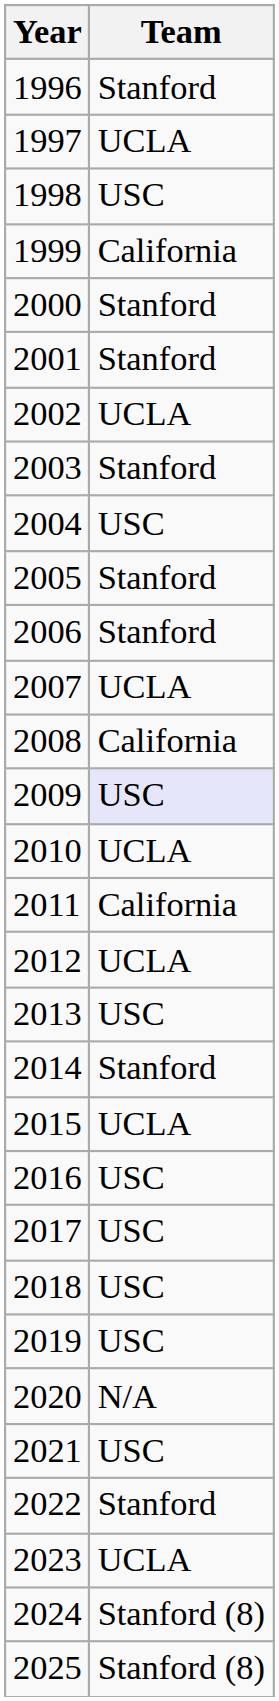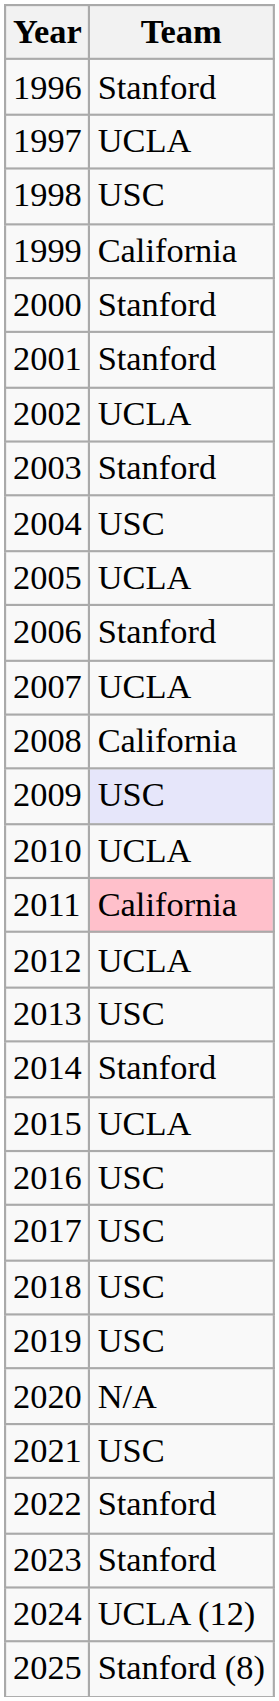(157, 577) Stanford -> (144, 577) UCLA
(167, 904) no background -> (167, 904) pink background
(144, 1559) UCLA -> (157, 1559) Stanford
(181, 1613) Stanford (8) -> (176, 1613) UCLA (12)
